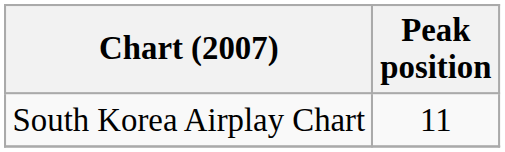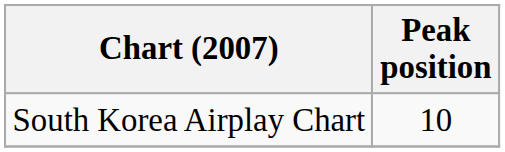(436, 119) 11 -> (436, 119) 10
